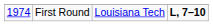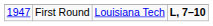(19, 12) 1974 -> (19, 12) 1947
